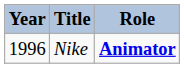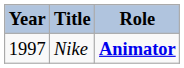(27, 48) 1996 -> (27, 48) 1997
